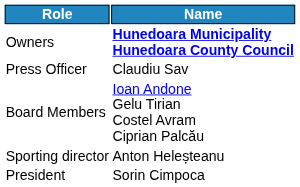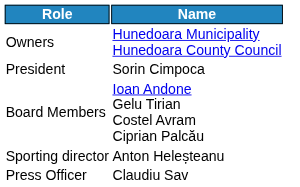(203, 42) bold -> (197, 42) normal
rows swapped: (35, 175) <-> (46, 69)
